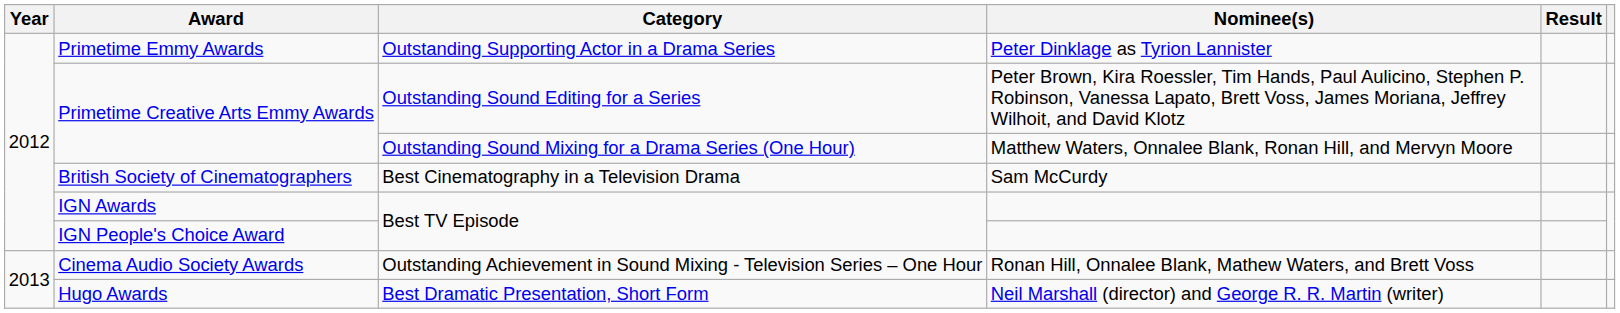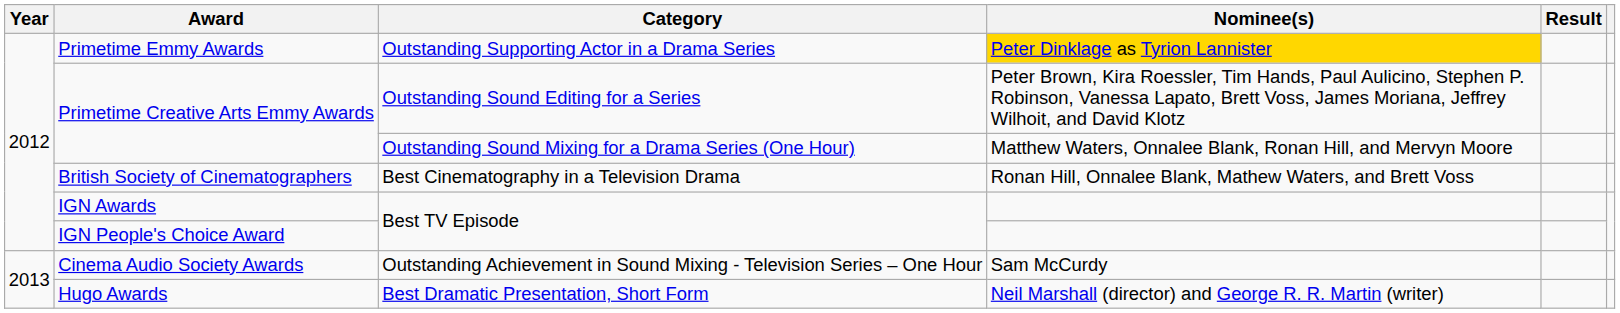(1131, 48) no background -> (1131, 48) gold background
(1049, 177) Sam McCurdy -> (1232, 177) Ronan Hill, Onnalee Blank, Mathew Waters, and Brett Voss
(1232, 264) Ronan Hill, Onnalee Blank, Mathew Waters, and Brett Voss -> (1049, 264) Sam McCurdy
